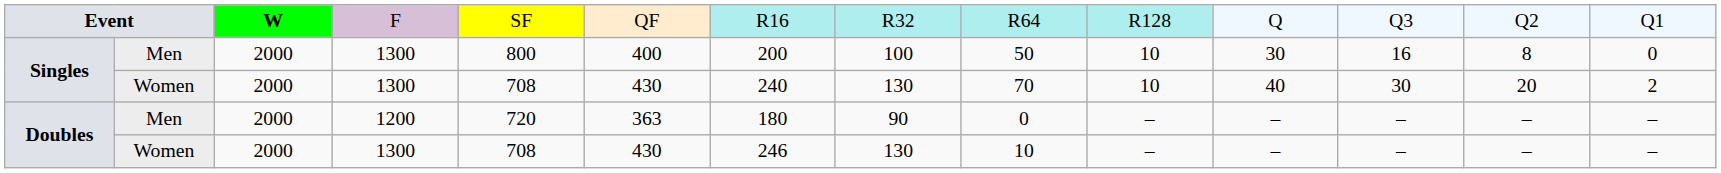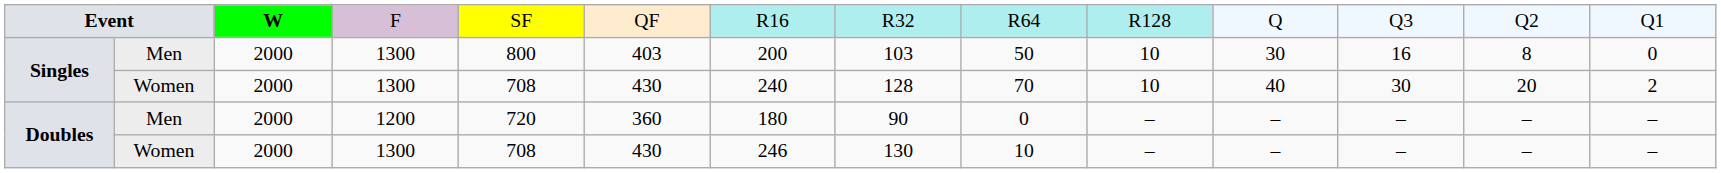(647, 53) 400 -> (647, 53) 403
(898, 53) 100 -> (898, 53) 103
(898, 86) 130 -> (898, 86) 128
(647, 118) 363 -> (647, 118) 360
